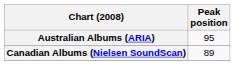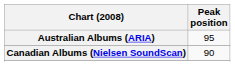(209, 53) 89 -> (209, 53) 90
